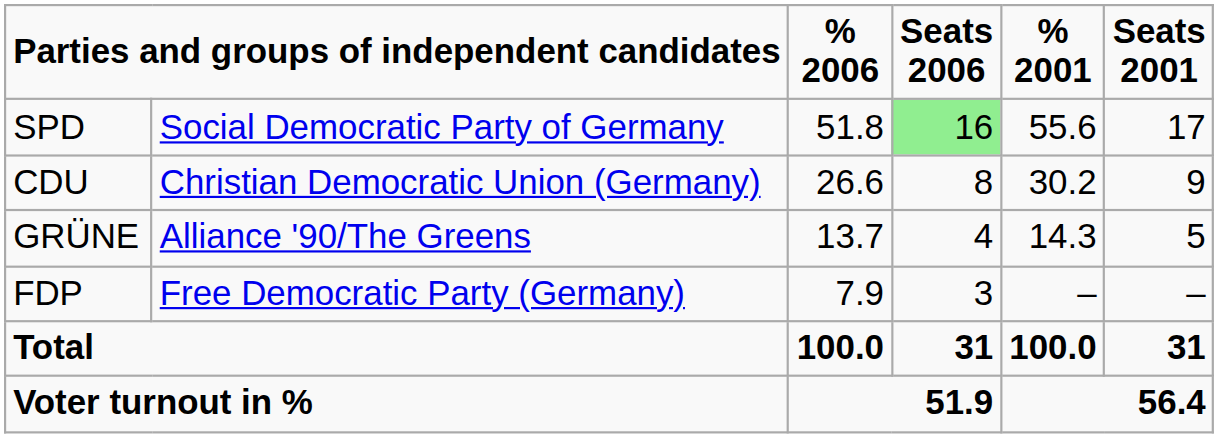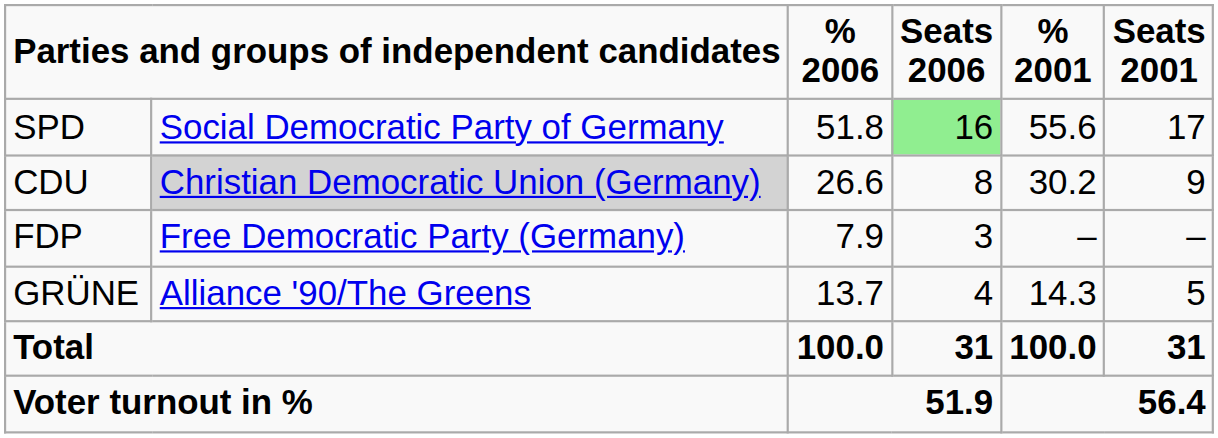(460, 182) no background -> (460, 182) lightgrey background
rows swapped: (76, 237) <-> (48, 292)
